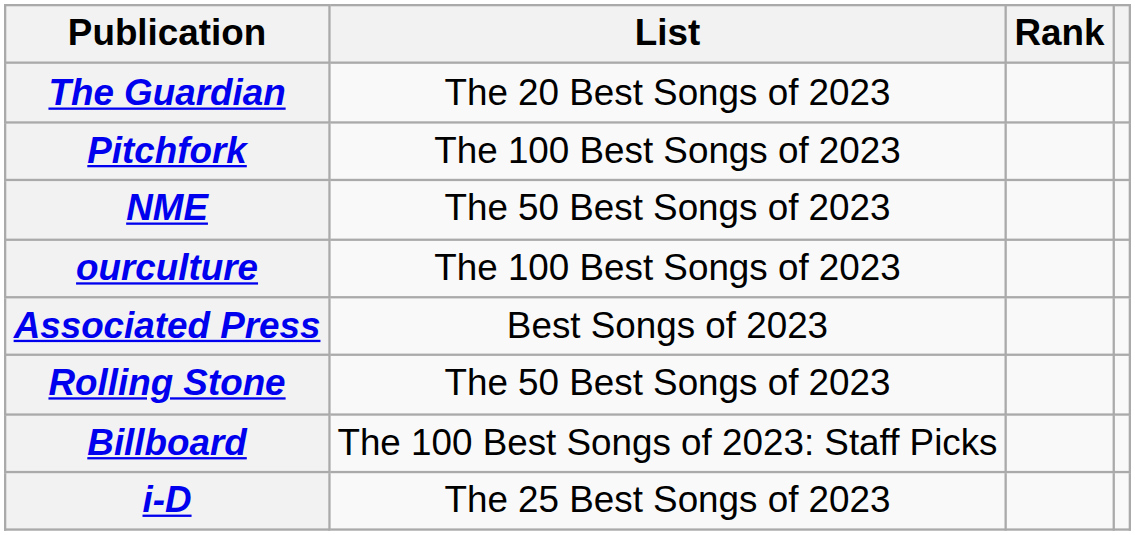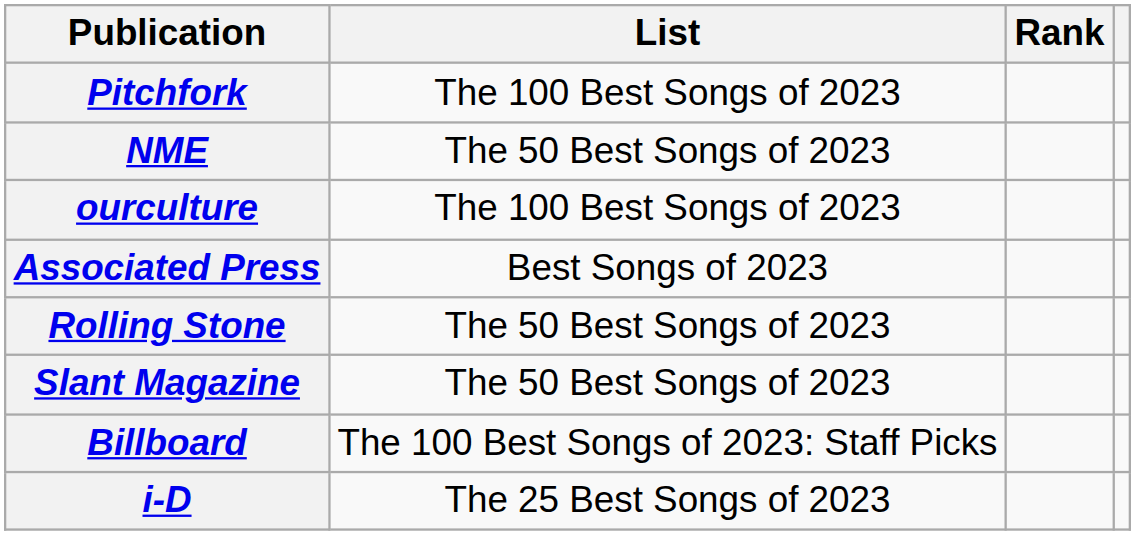- row: (167, 92)
+ row: (167, 383)
